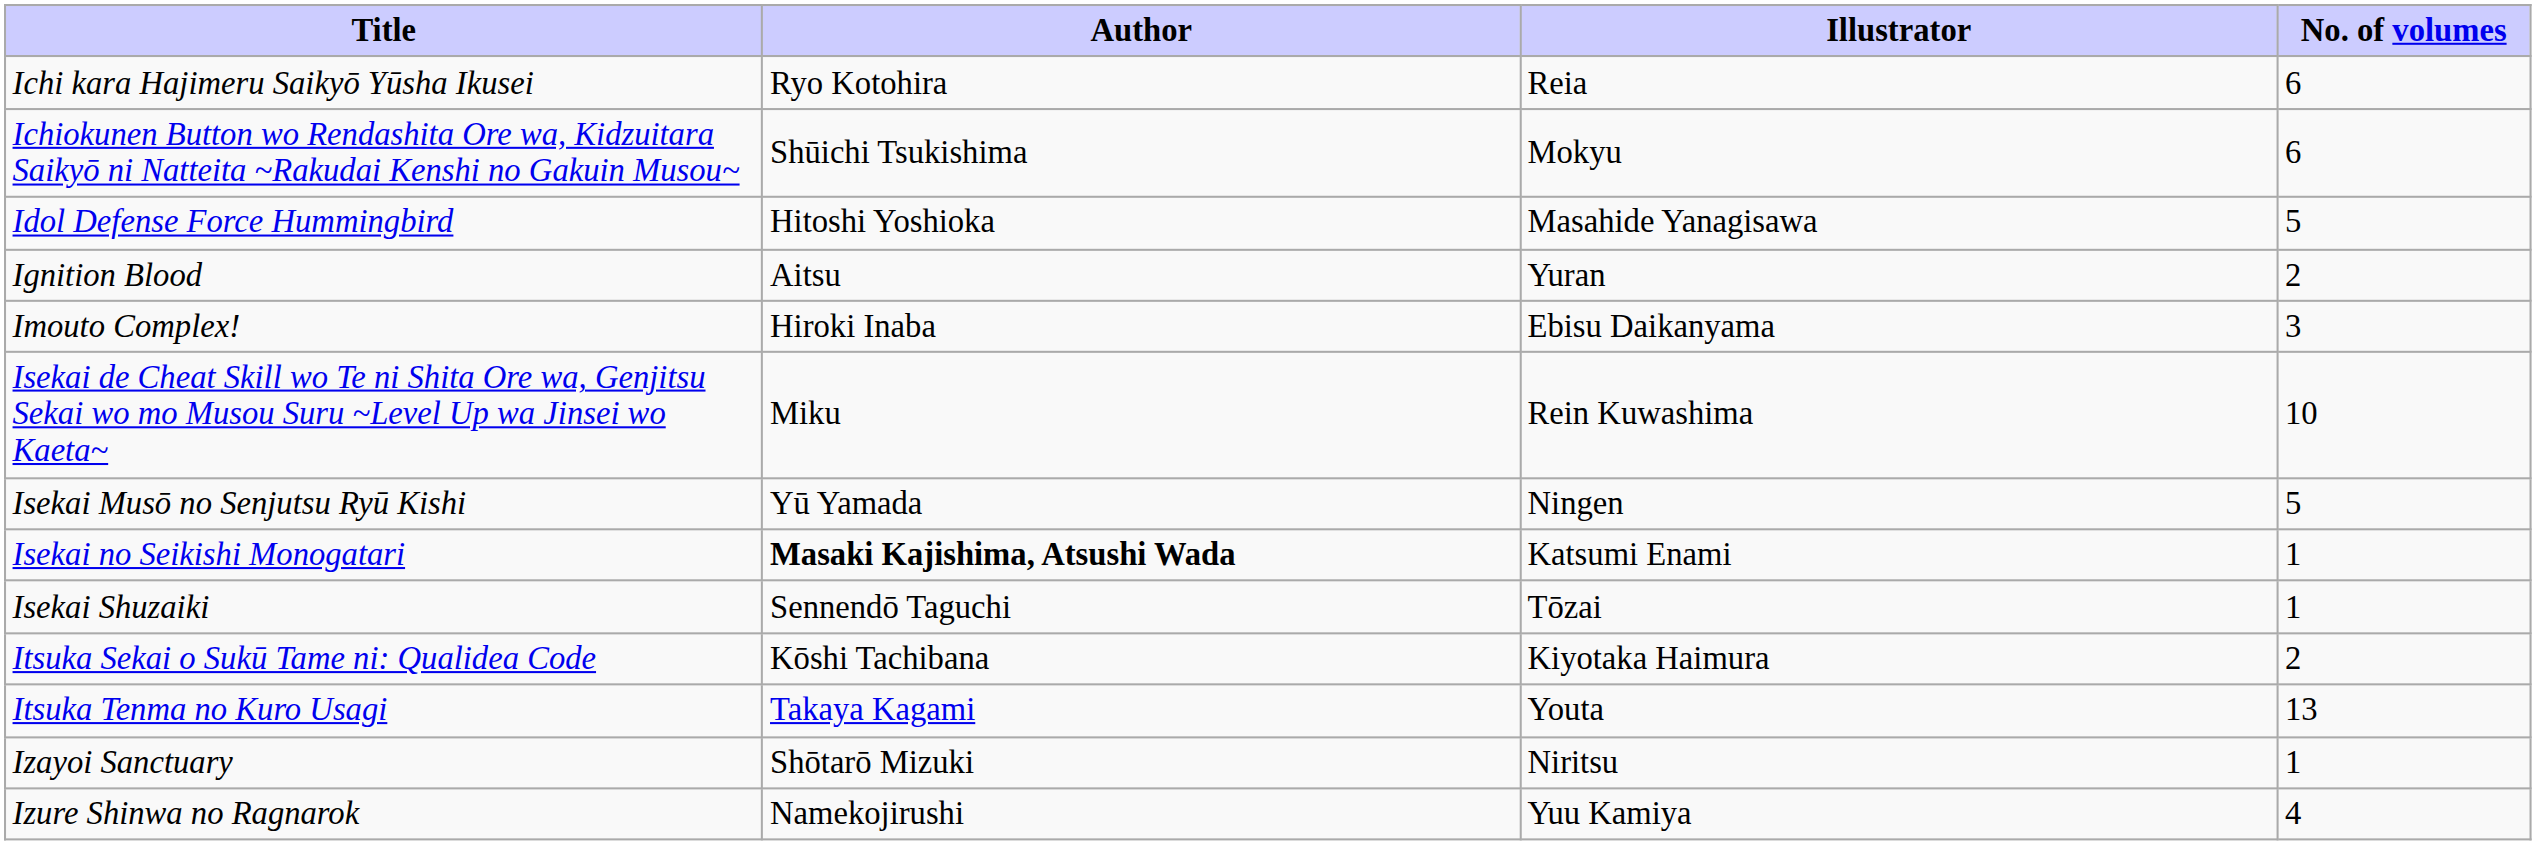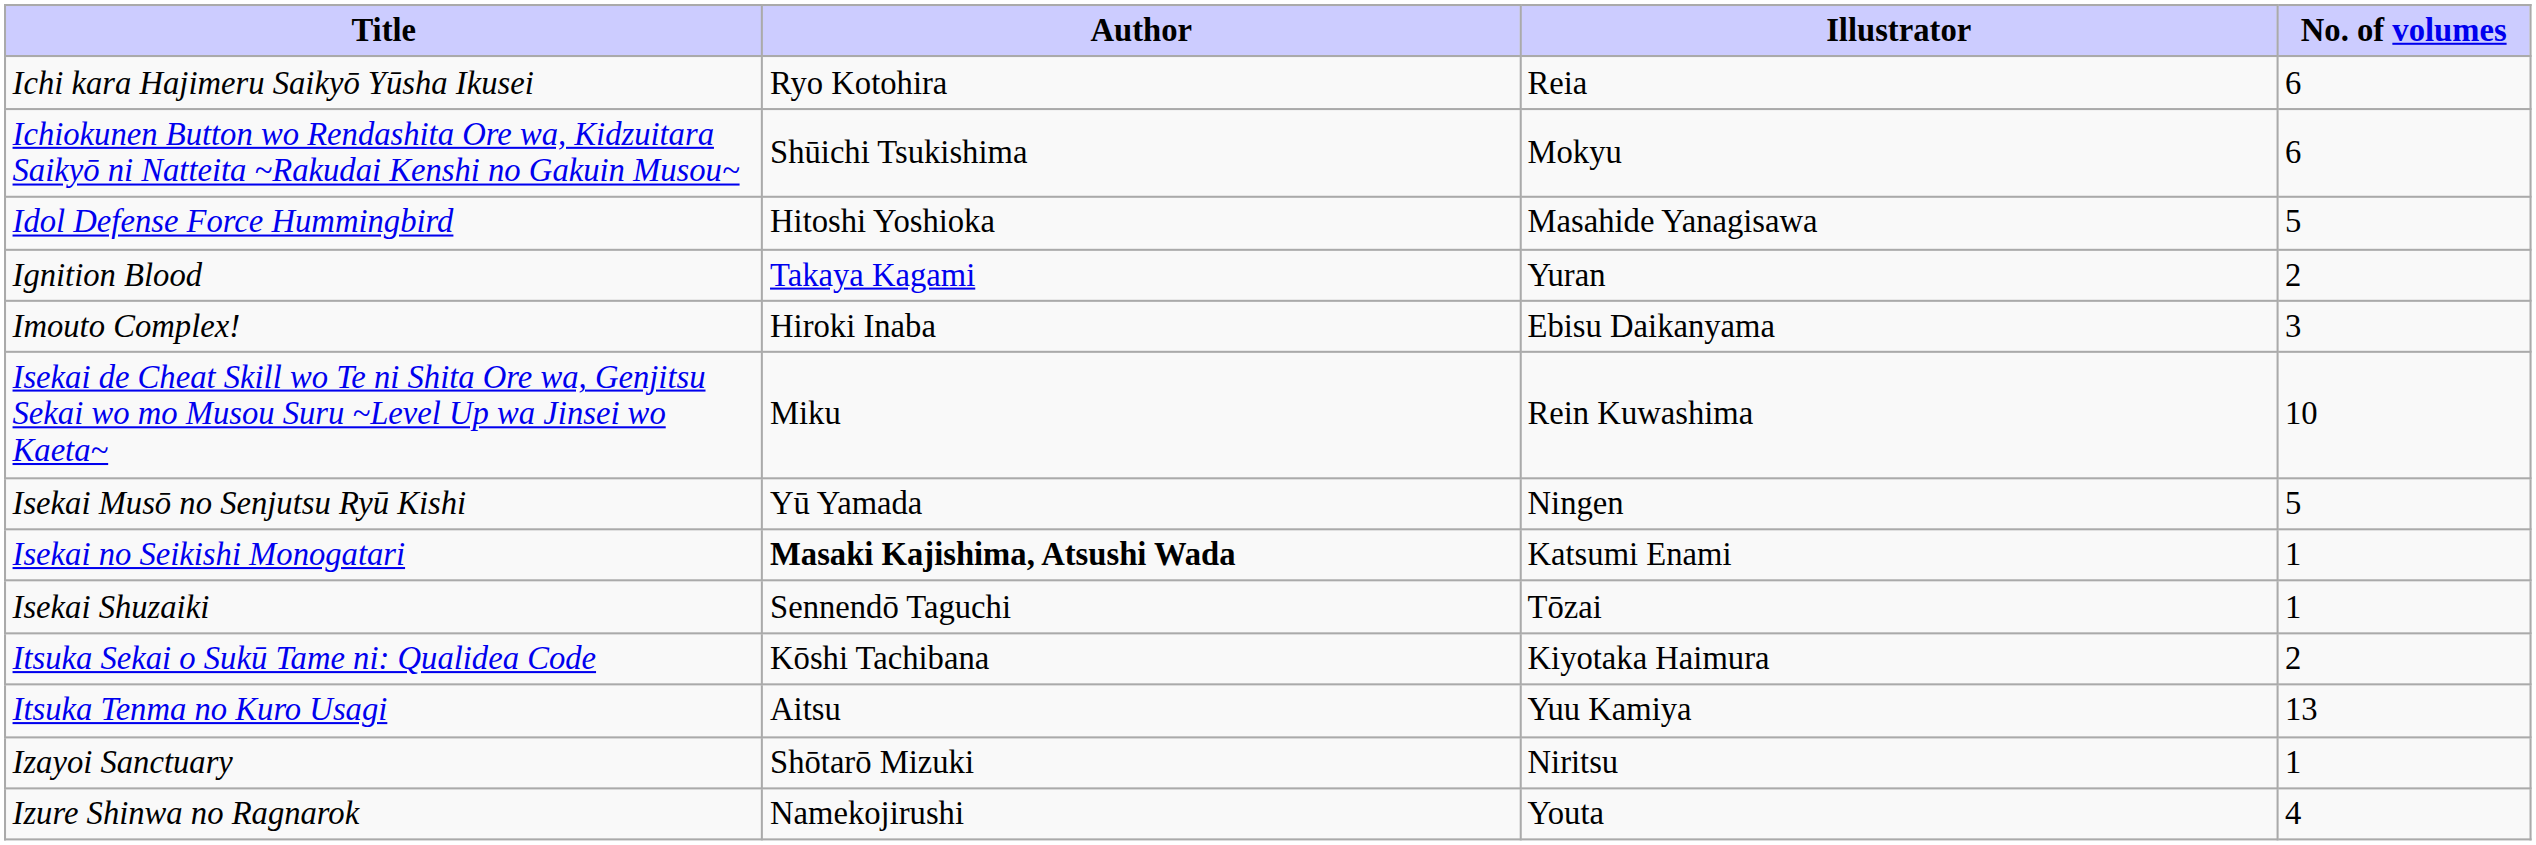(805, 274) Aitsu -> (873, 274) Takaya Kagami
(873, 709) Takaya Kagami -> (805, 709) Aitsu
(1566, 709) Youta -> (1610, 709) Yuu Kamiya
(1610, 813) Yuu Kamiya -> (1566, 813) Youta
